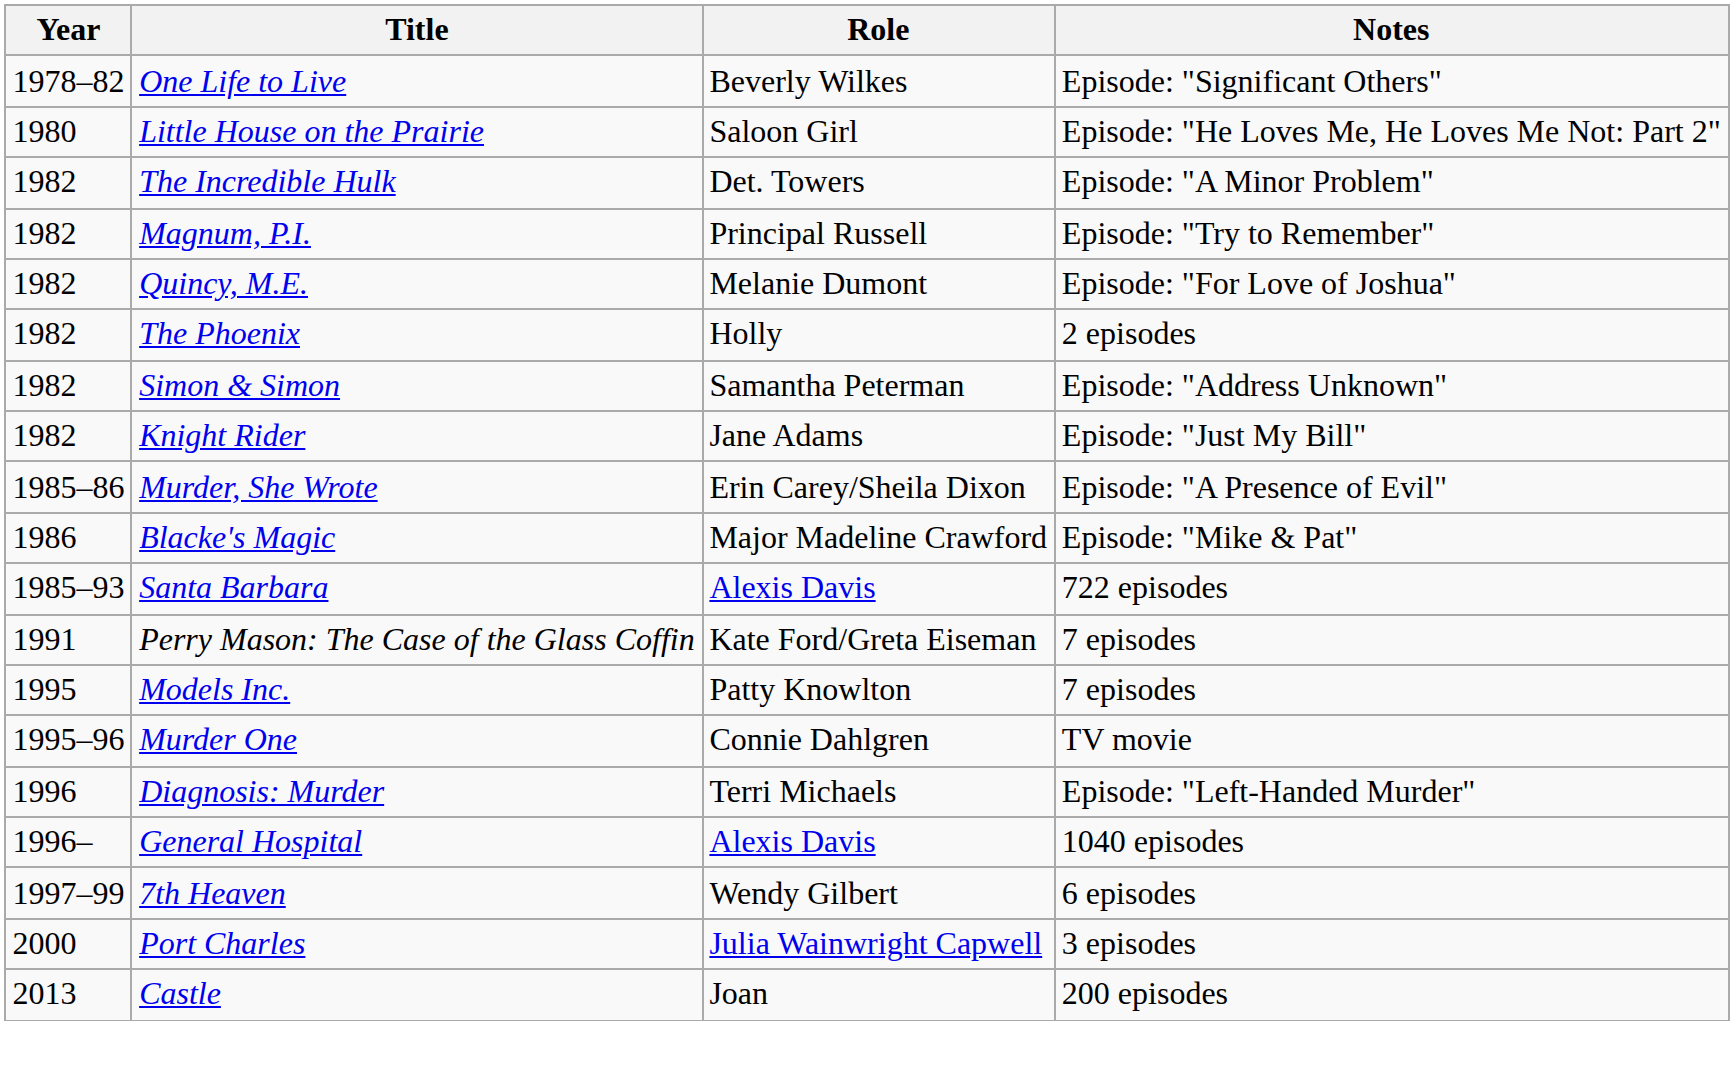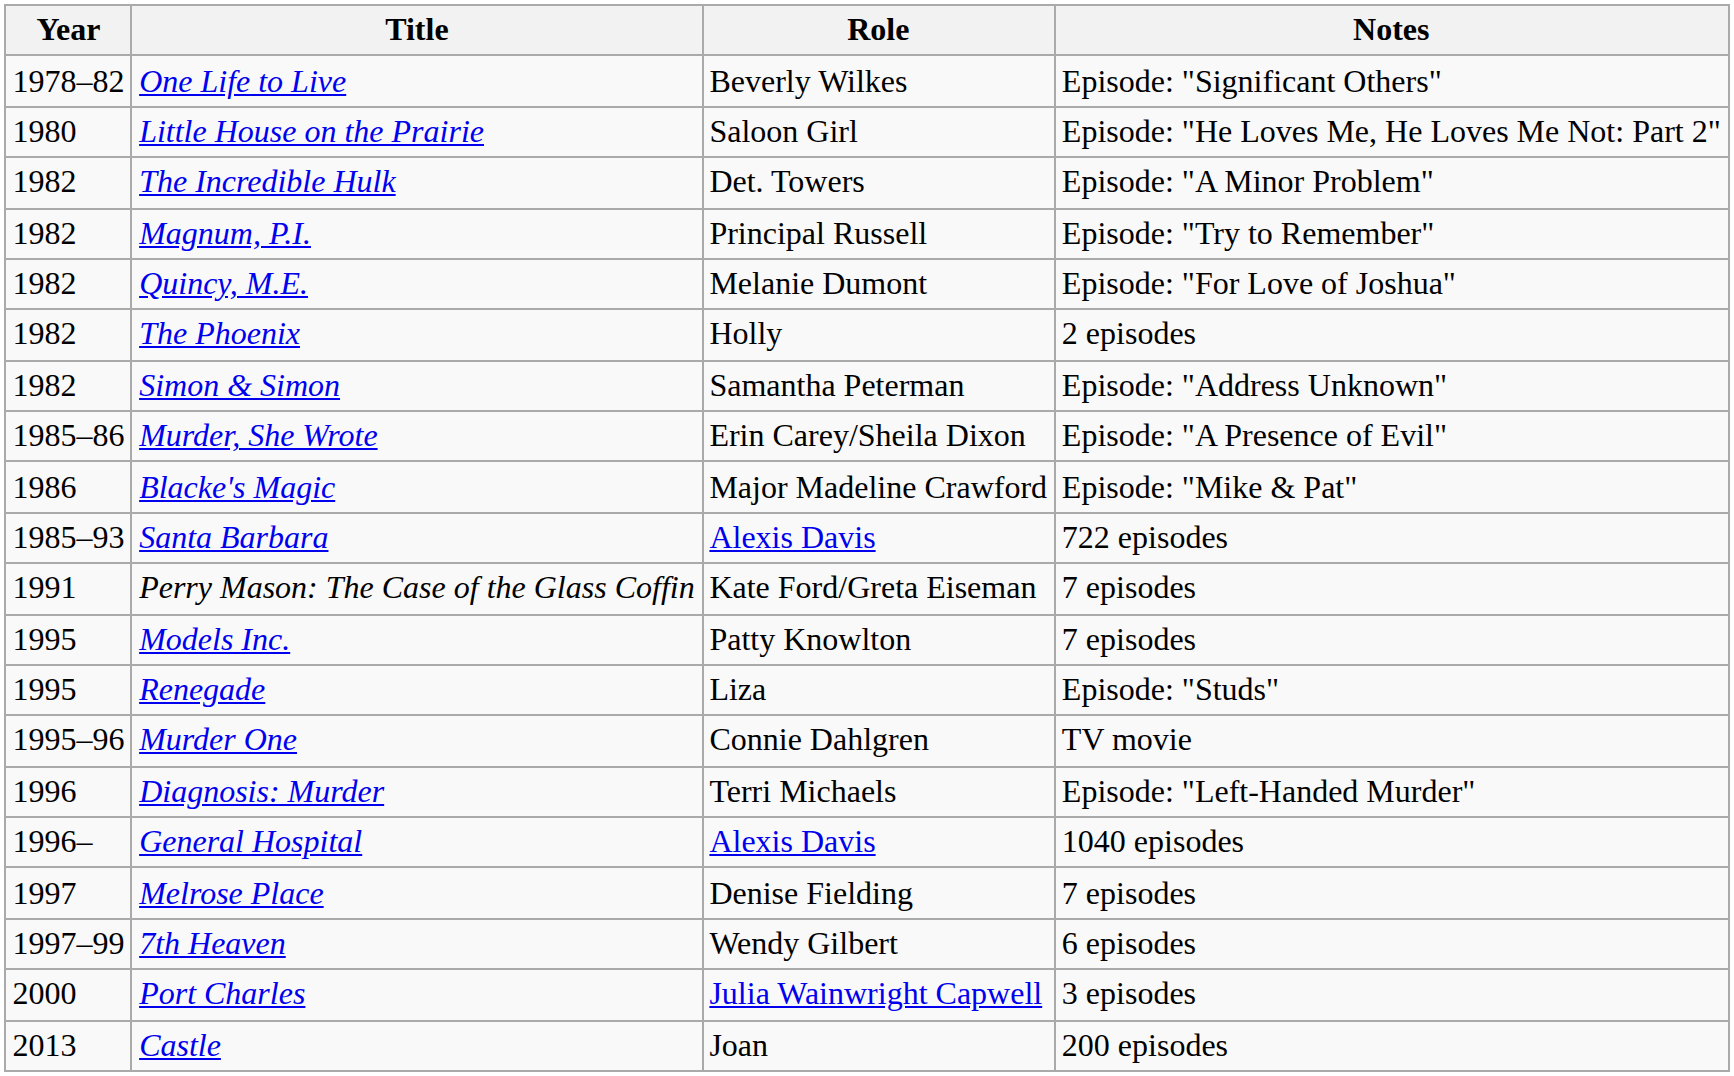- row: (222, 435)
+ row: (202, 689)
+ row: (231, 892)
